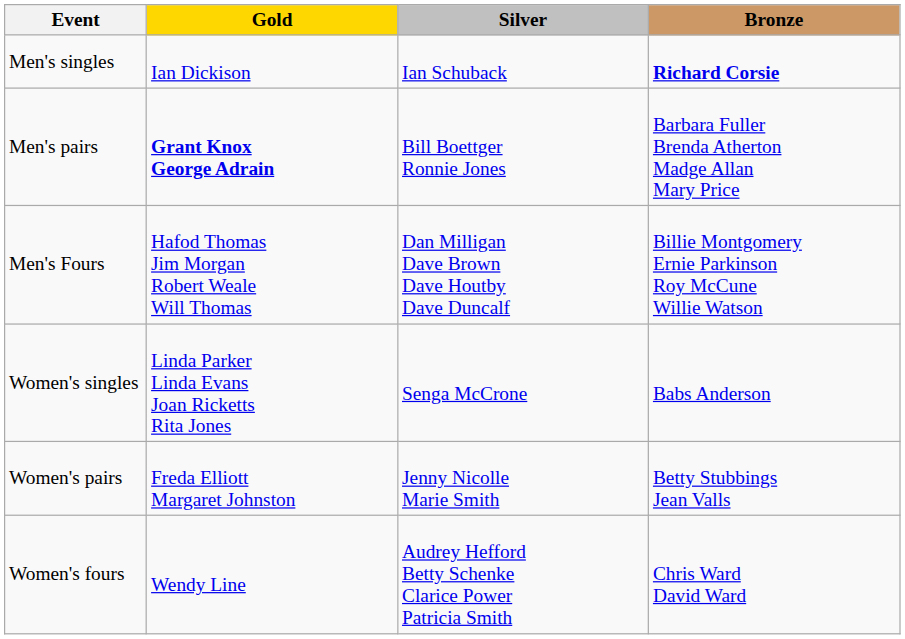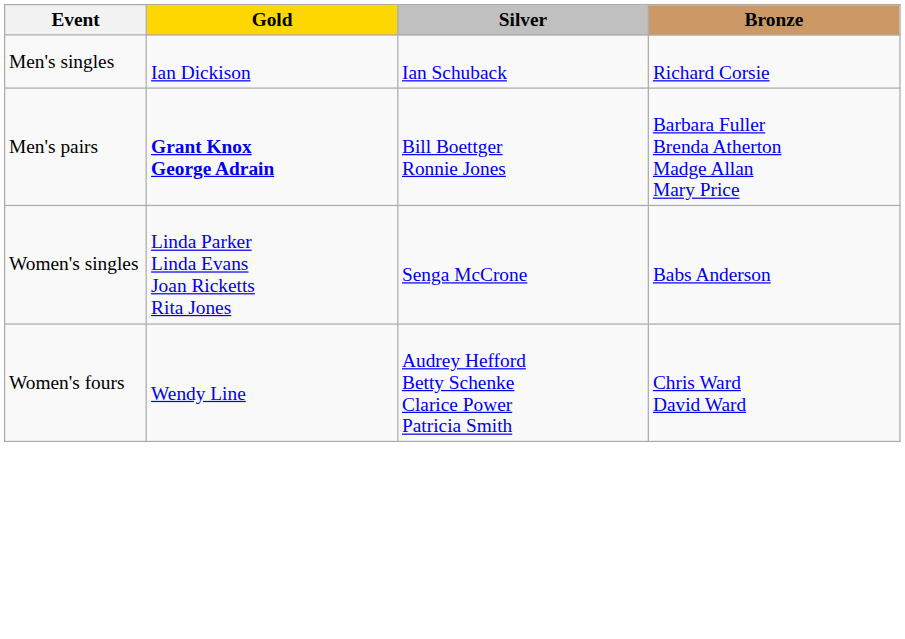(716, 72) bold -> (711, 72) normal
- row: (57, 264)
- row: (66, 478)
